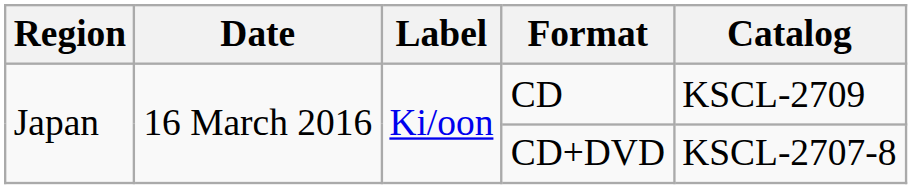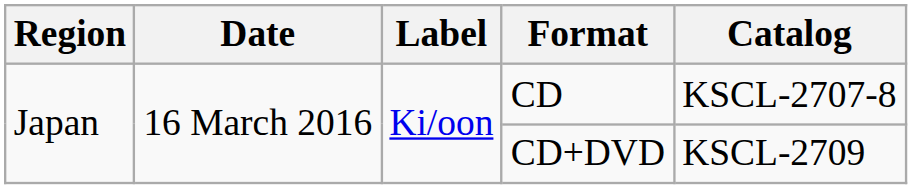(774, 93) KSCL-2709 -> (789, 93) KSCL-2707-8
(789, 152) KSCL-2707-8 -> (774, 152) KSCL-2709
